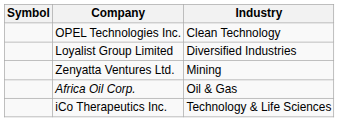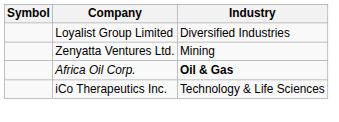- row: (118, 32)
(212, 88) normal -> (207, 70) bold
